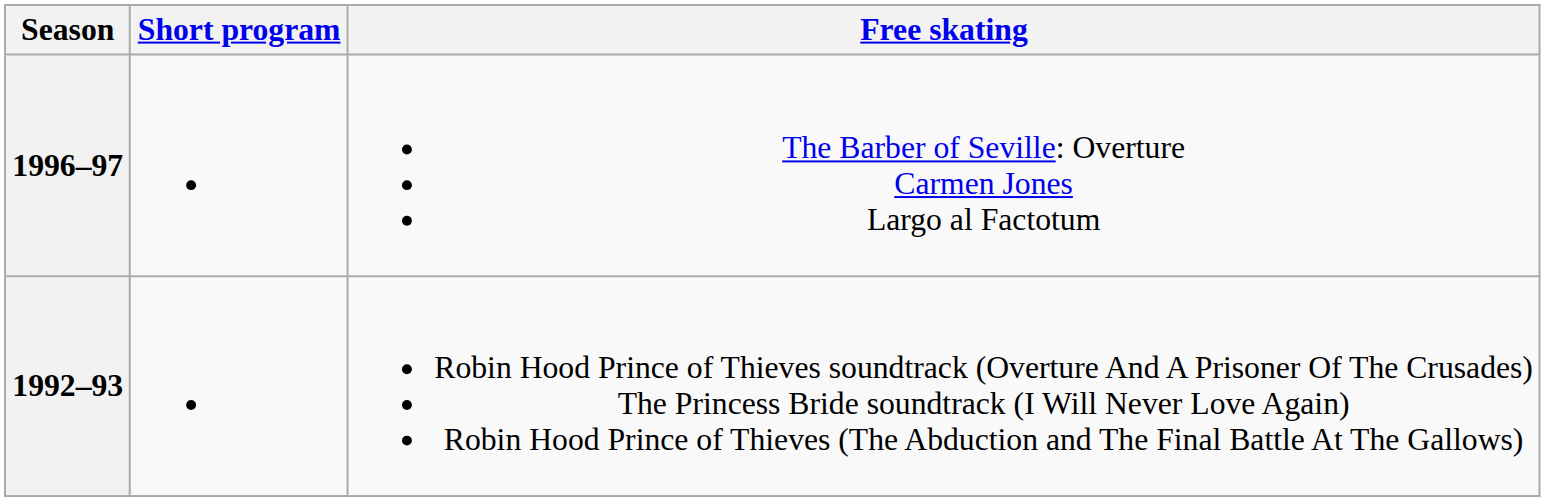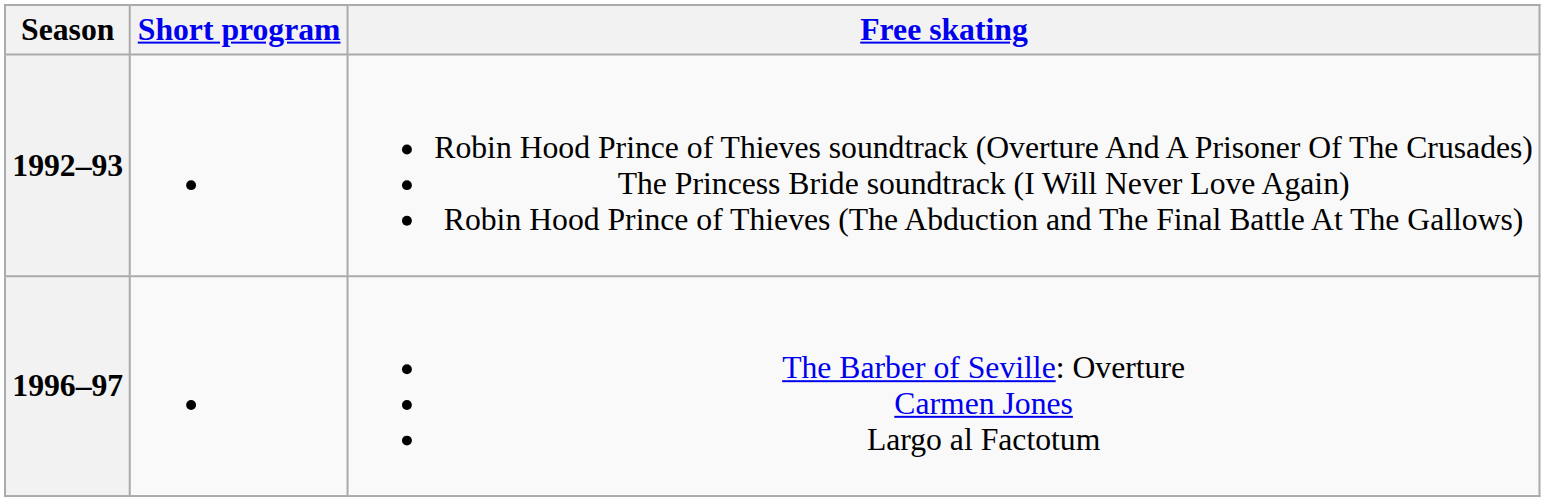rows swapped: (68, 165) <-> (68, 385)
